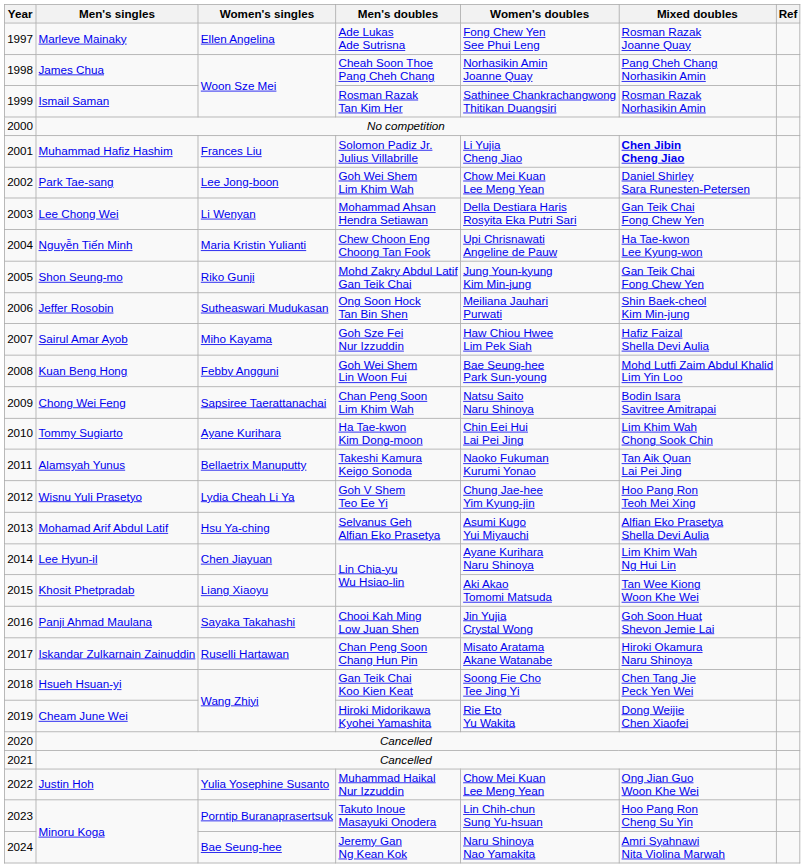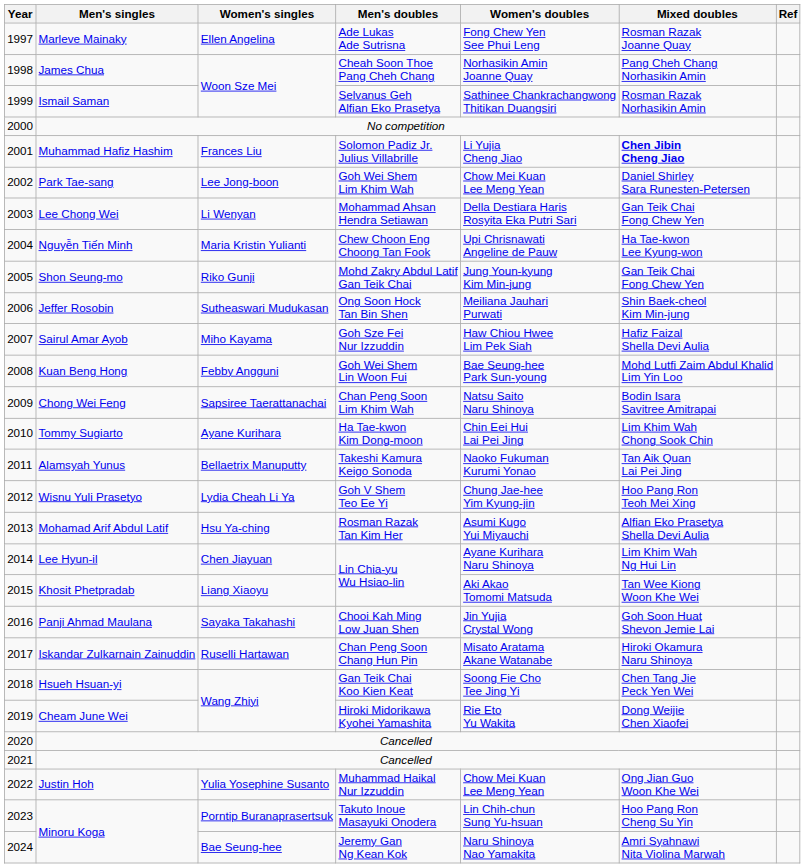(378, 102) Rosman Razak Tan Kim Her -> (389, 102) Selvanus Geh Alfian Eko Prasetya
(389, 528) Selvanus Geh Alfian Eko Prasetya -> (378, 528) Rosman Razak Tan Kim Her
